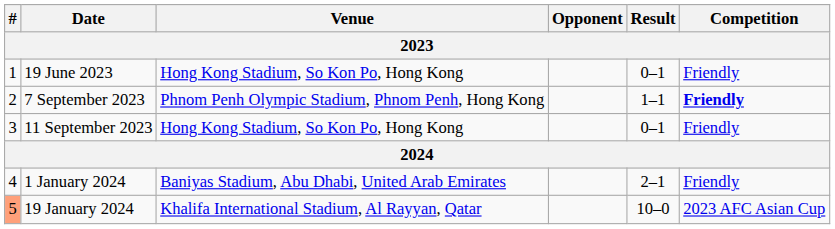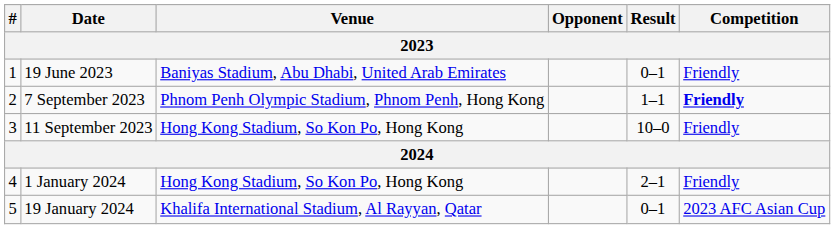(312, 72) Hong Kong Stadium, So Kon Po, Hong Kong -> (333, 72) Baniyas Stadium, Abu Dhabi, United Arab Emirates
(653, 127) 0–1 -> (653, 127) 10–0
(333, 182) Baniyas Stadium, Abu Dhabi, United Arab Emirates -> (312, 182) Hong Kong Stadium, So Kon Po, Hong Kong
(13, 209) lightsalmon background -> (13, 209) no background
(653, 209) 10–0 -> (653, 209) 0–1
